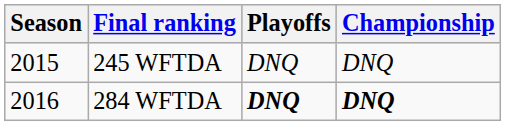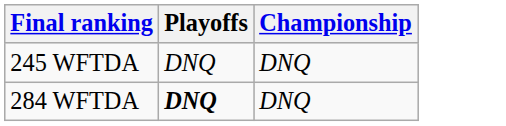- column: (46, 23)
(368, 100) bold -> (285, 100) normal
